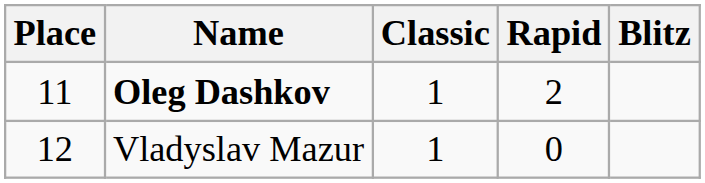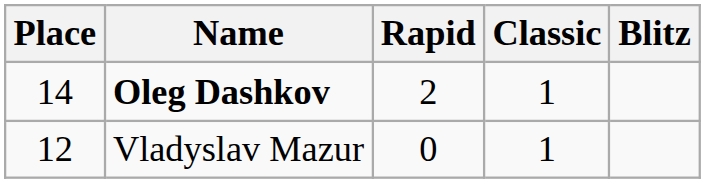columns swapped: (435, 33) <-> (554, 33)
(55, 90) 11 -> (55, 90) 14
